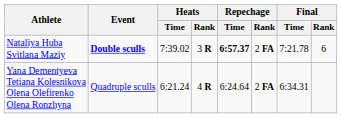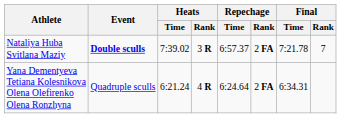(234, 49) bold -> (234, 49) normal
(324, 49) 6 -> (323, 49) 7
